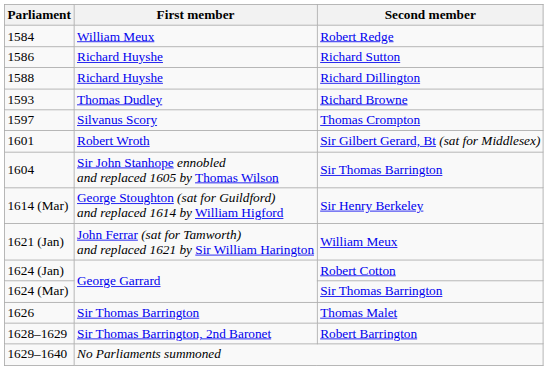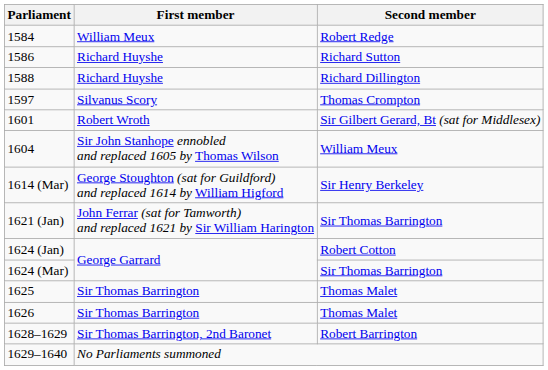- row: (21, 99)
(381, 169) Sir Thomas Barrington -> (359, 148) William Meux
(359, 241) William Meux -> (381, 220) Sir Thomas Barrington
+ row: (21, 291)
